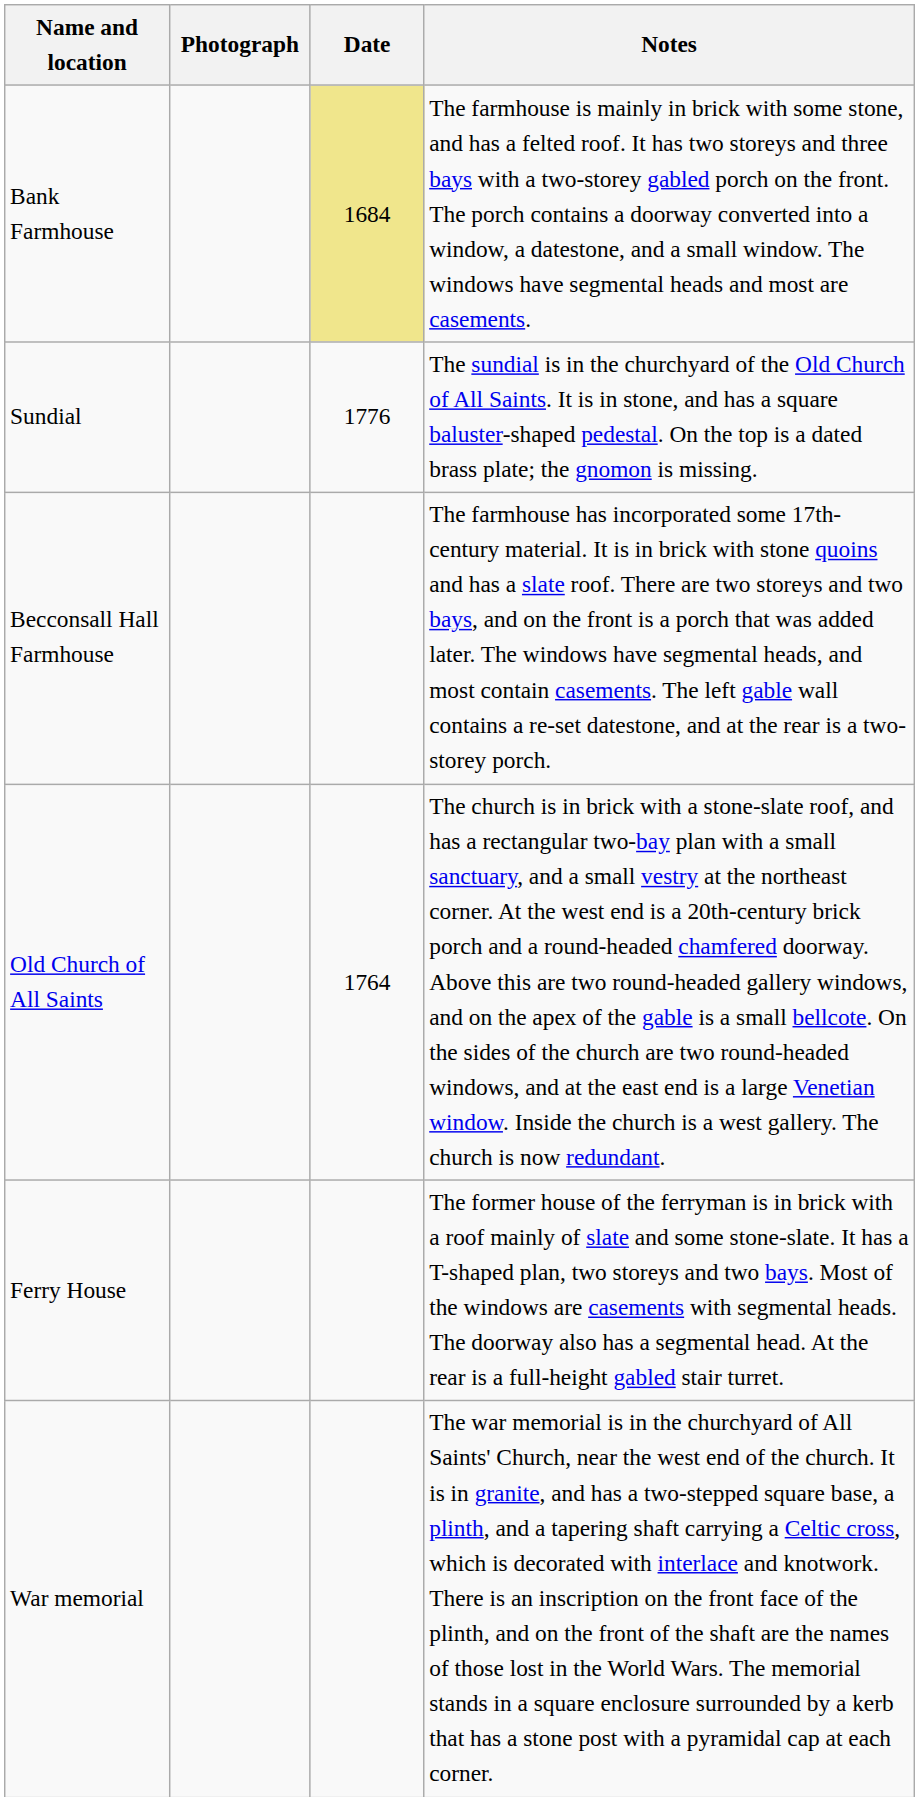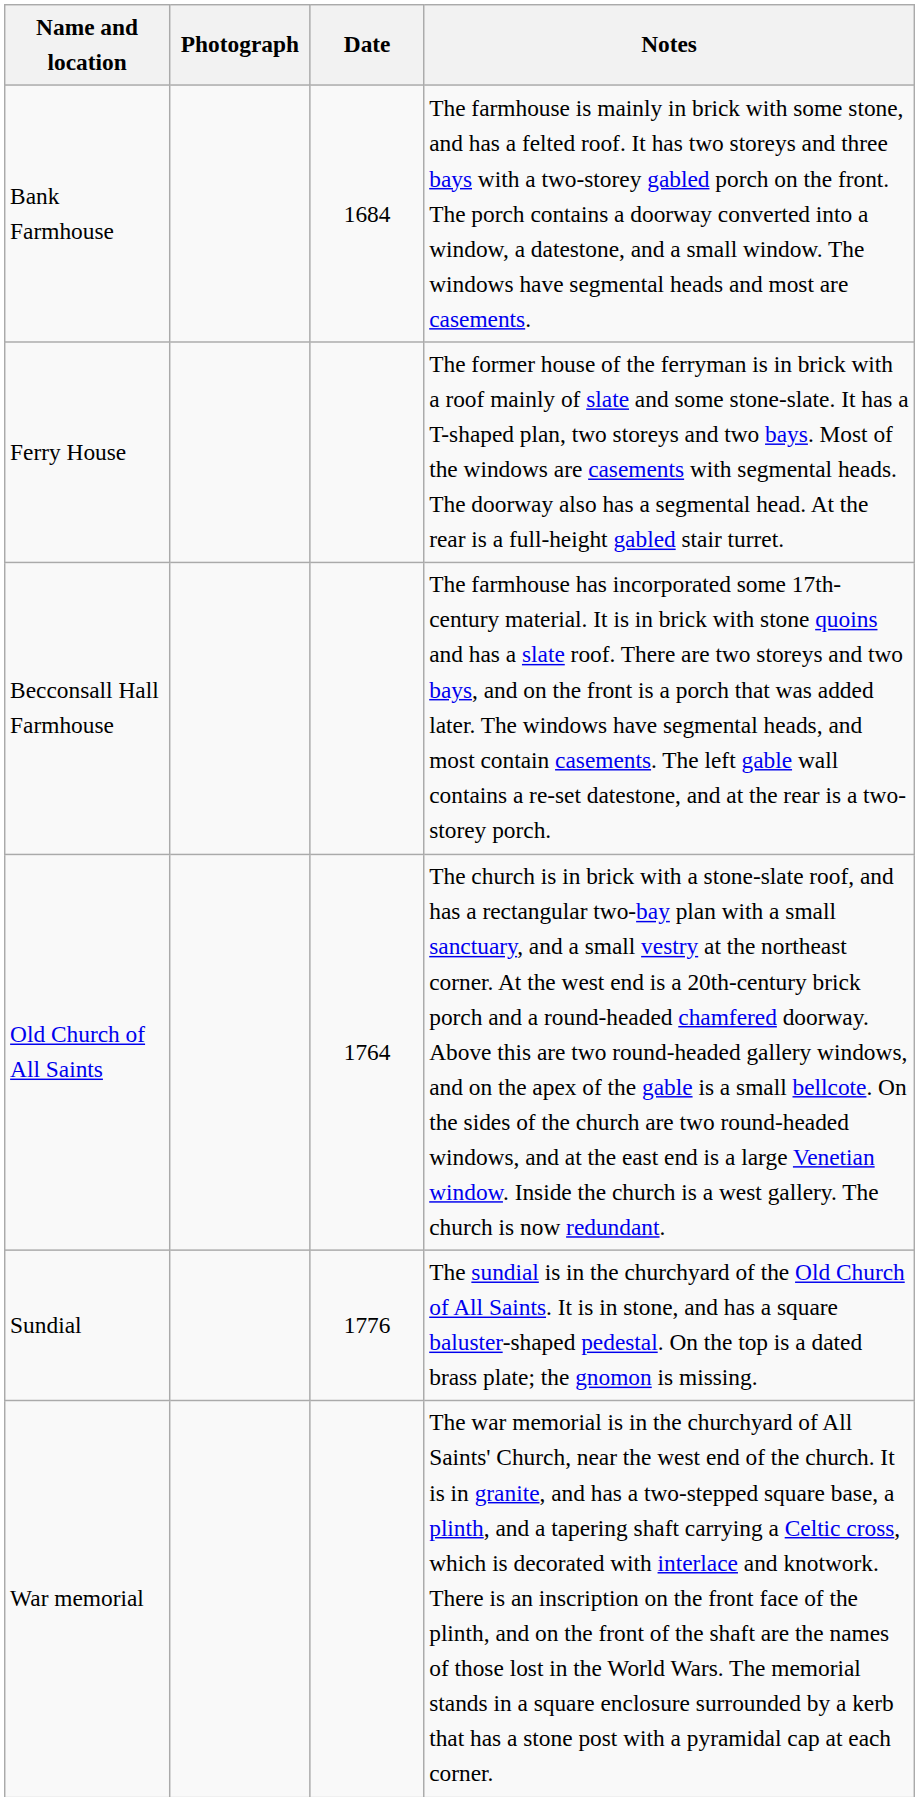(367, 213) khaki background -> (367, 213) no background
rows swapped: (68, 1290) <-> (46, 416)
